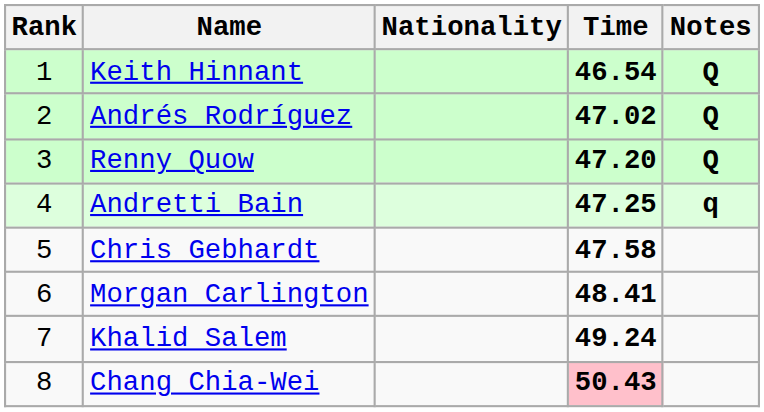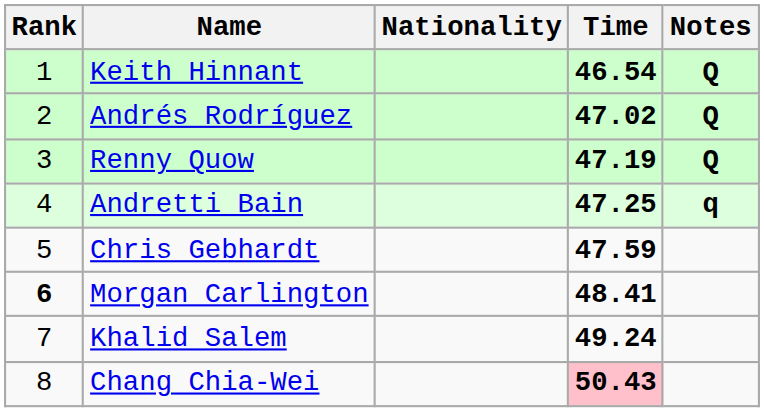(616, 161) 47.20 -> (616, 161) 47.19
(616, 250) 47.58 -> (616, 250) 47.59
(44, 294) normal -> (44, 294) bold
